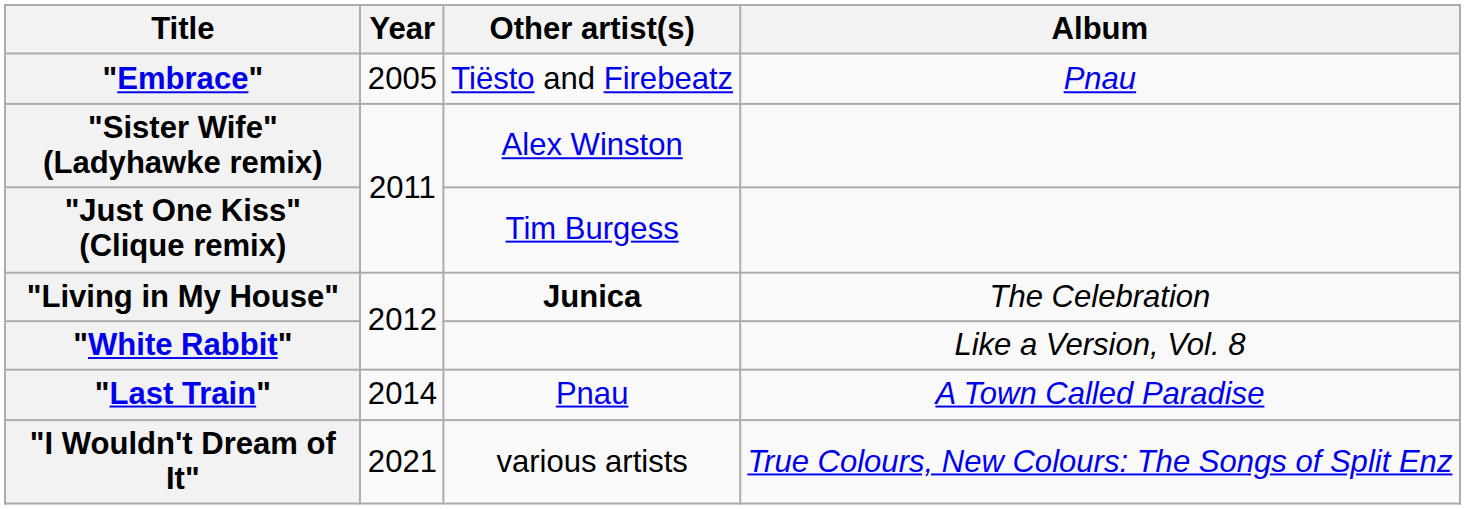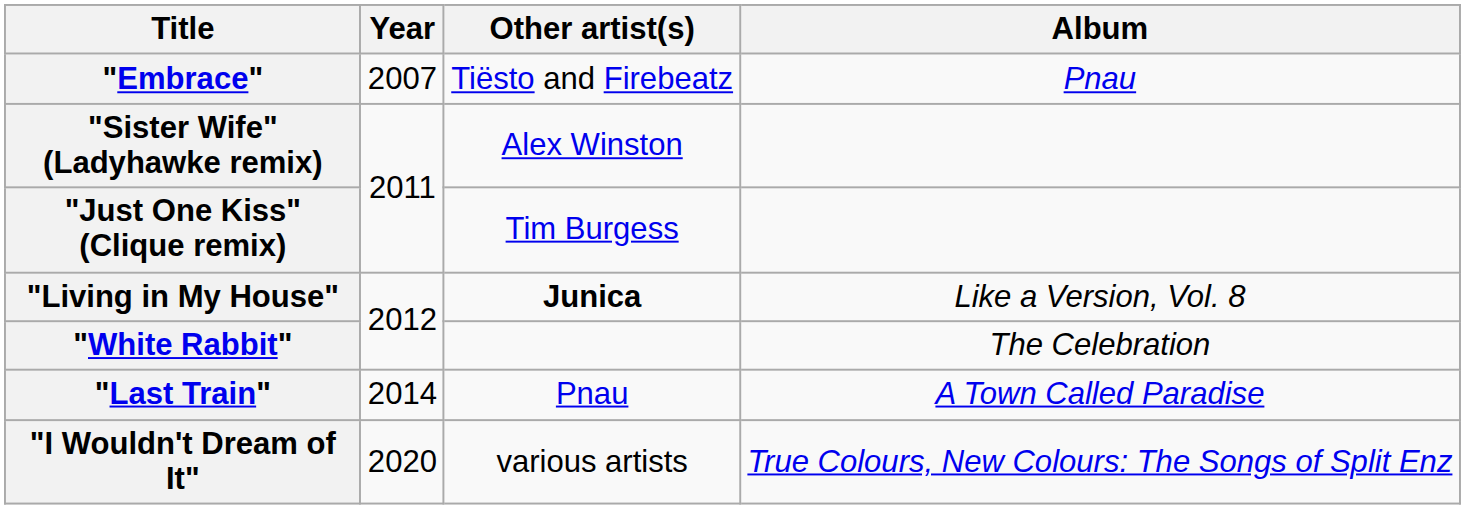(402, 78) 2005 -> (402, 78) 2007
(1100, 295) The Celebration -> (1100, 295) Like a Version, Vol. 8
(1100, 345) Like a Version, Vol. 8 -> (1100, 345) The Celebration
(402, 461) 2021 -> (402, 461) 2020
